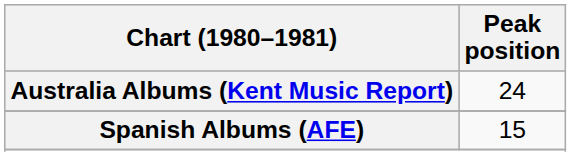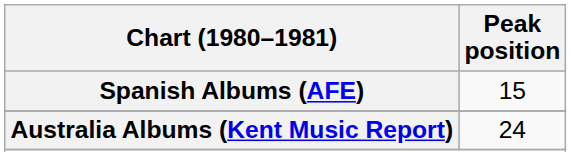rows swapped: (232, 90) <-> (232, 129)
